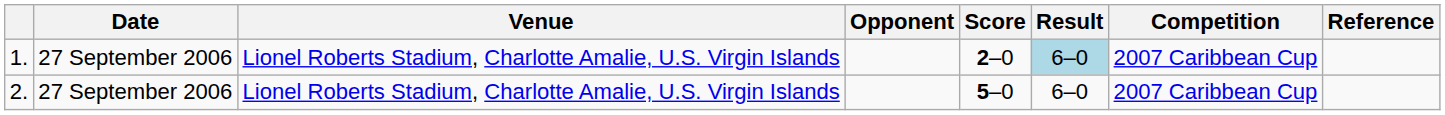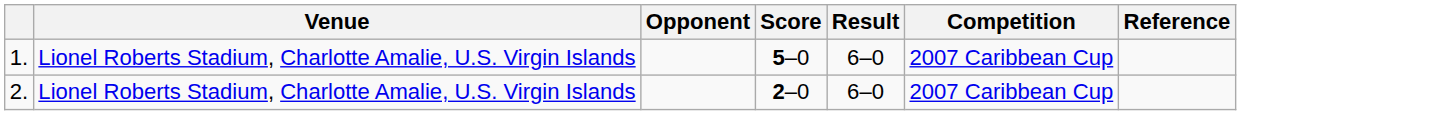- column: (135, 22)
(995, 57) 2–0 -> (791, 57) 5–0
(1070, 57) lightblue background -> (866, 57) no background
(995, 92) 5–0 -> (791, 92) 2–0
